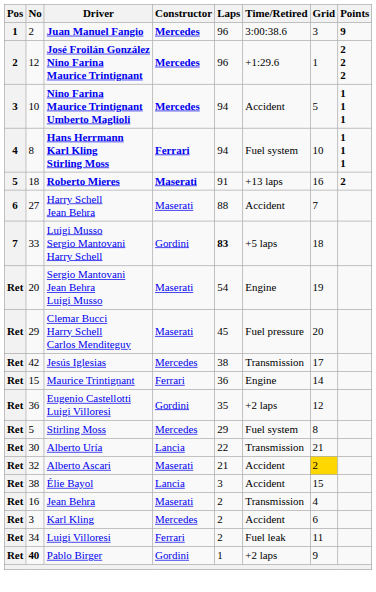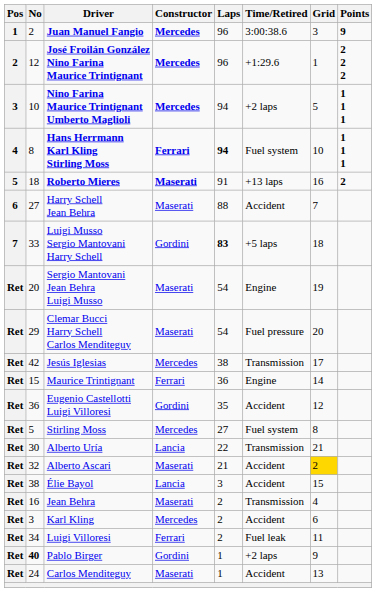(265, 106) Accident -> (261, 106) +2 laps
(223, 150) normal -> (223, 150) bold
(223, 331) 45 -> (223, 331) 54
(261, 405) +2 laps -> (265, 405) Accident
(223, 429) 29 -> (223, 429) 27
+ row: (89, 574)
